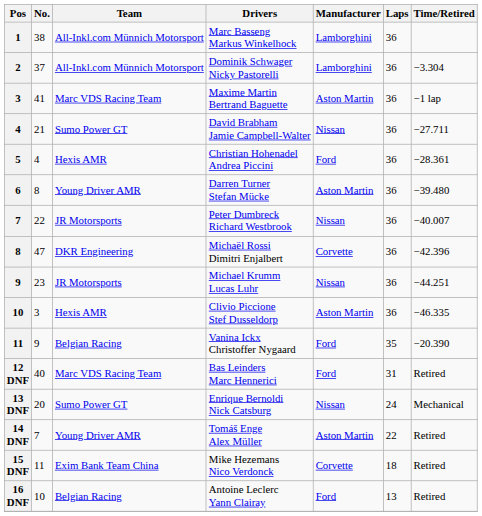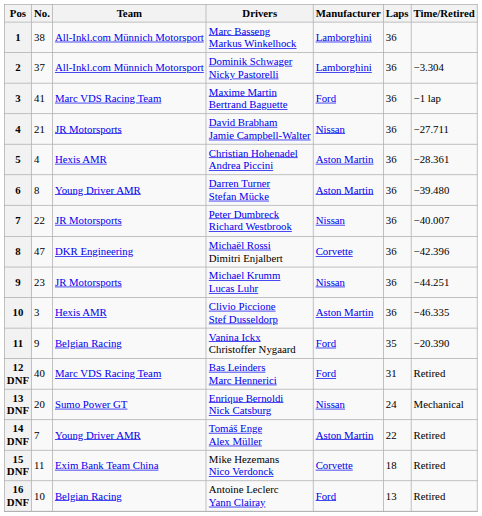(345, 98) Aston Martin -> (326, 98) Ford
(91, 129) Sumo Power GT -> (88, 129) JR Motorsports
(326, 160) Ford -> (345, 160) Aston Martin
